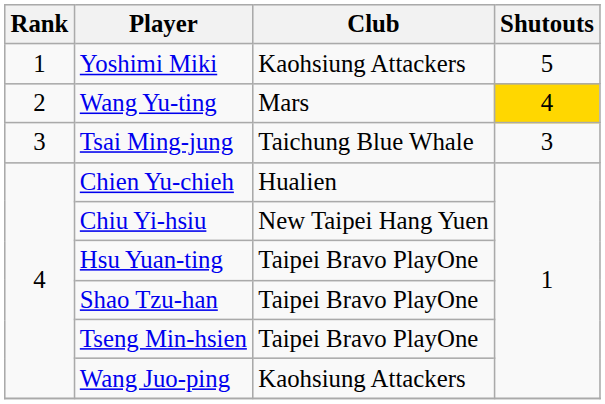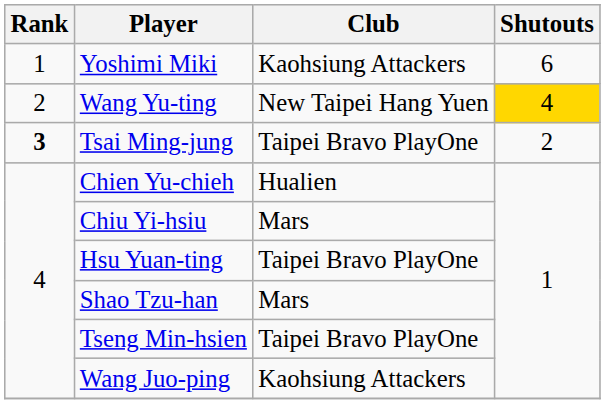(547, 63) 5 -> (547, 63) 6
(284, 102) Mars -> (373, 102) New Taipei Hang Yuen
(39, 142) normal -> (39, 142) bold
(366, 142) Taichung Blue Whale -> (368, 142) Taipei Bravo PlayOne
(547, 142) 3 -> (547, 142) 2
(373, 220) New Taipei Hang Yuen -> (284, 220) Mars
(368, 299) Taipei Bravo PlayOne -> (284, 299) Mars
